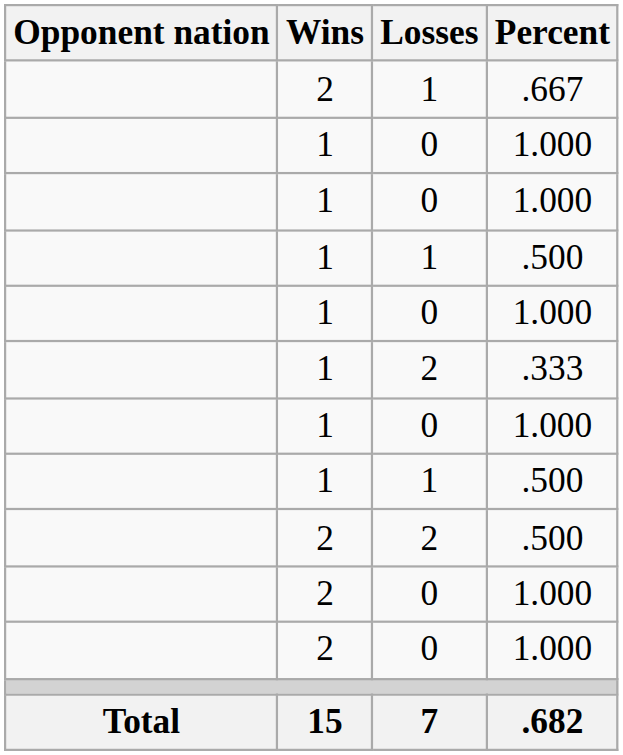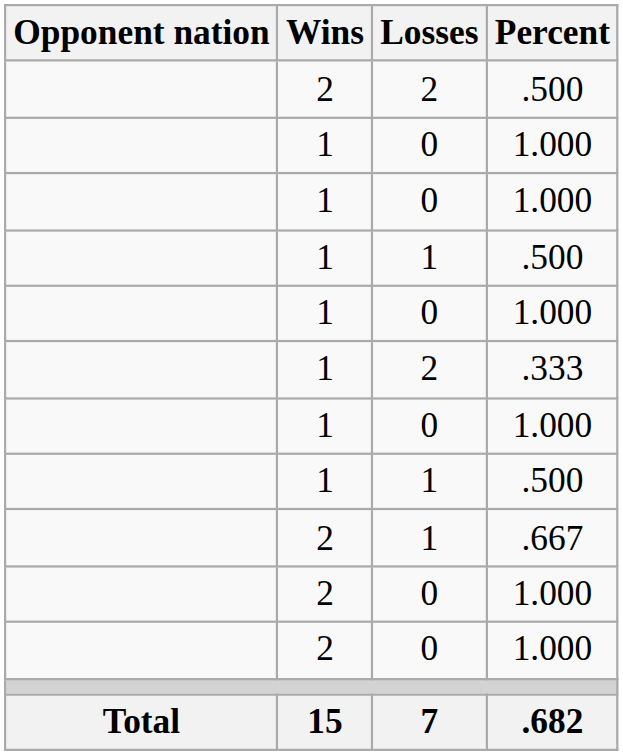rows swapped: (325, 88) <-> (325, 537)
